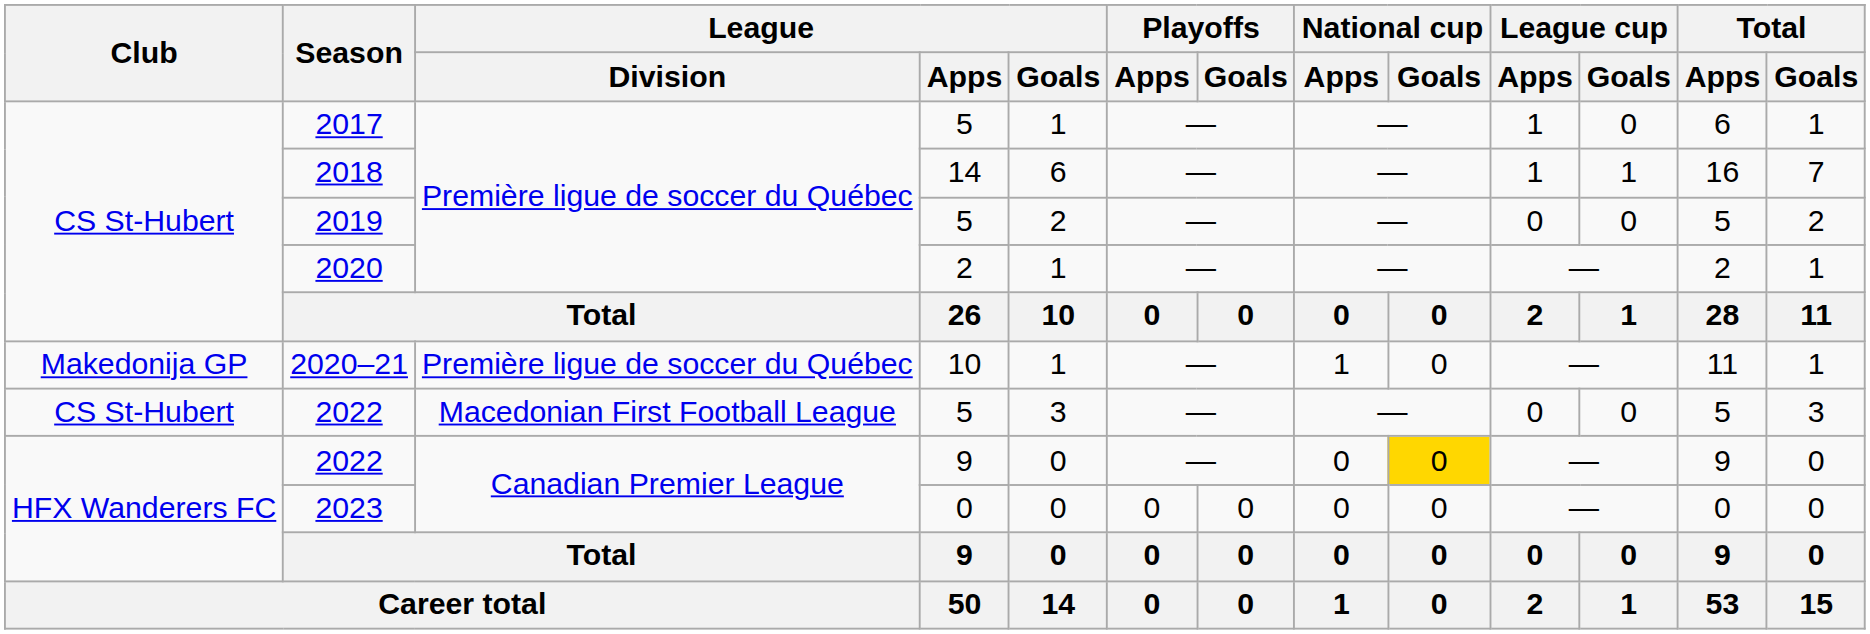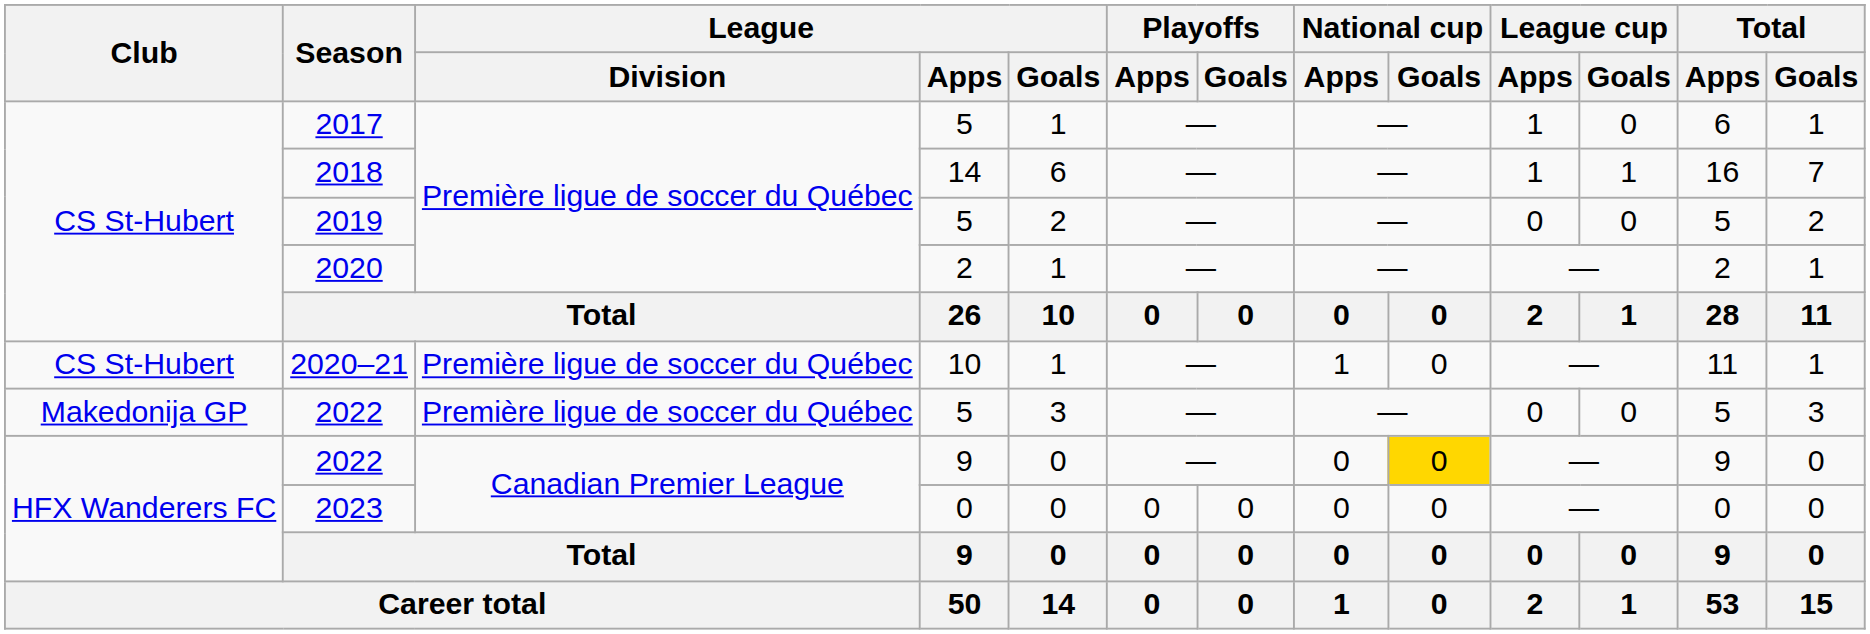(144, 364) Makedonija GP -> (144, 364) CS St-Hubert
(144, 412) CS St-Hubert -> (144, 412) Makedonija GP
(667, 412) Macedonian First Football League -> (667, 412) Première ligue de soccer du Québec
